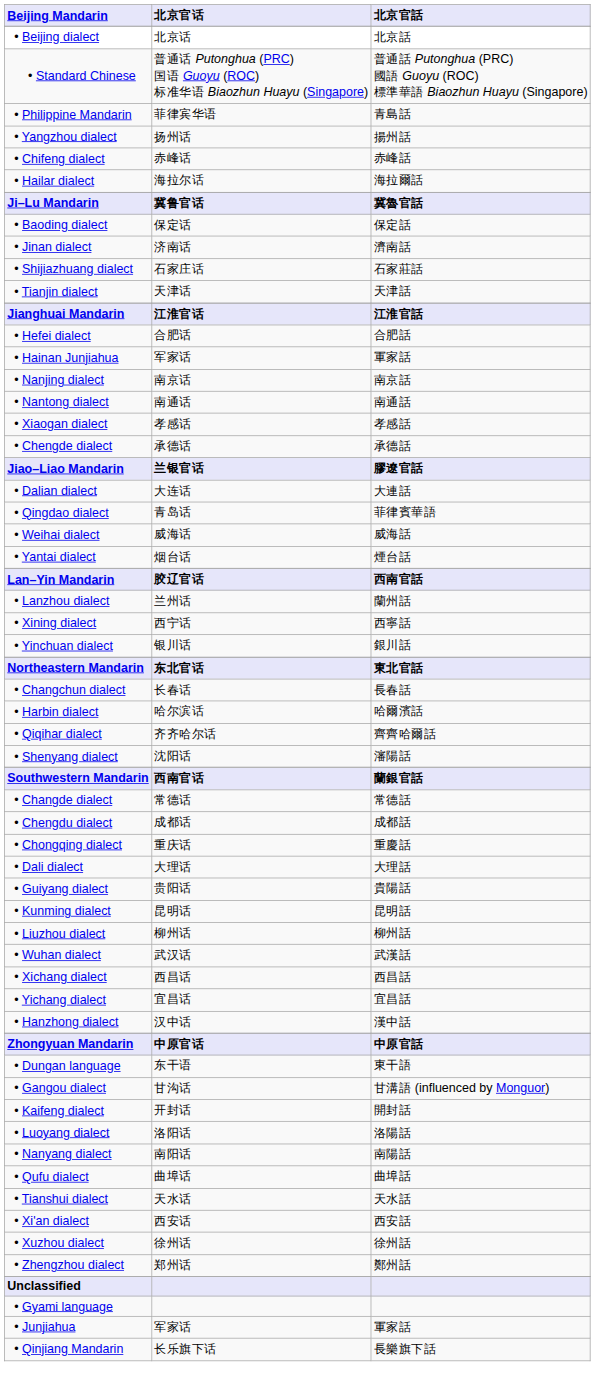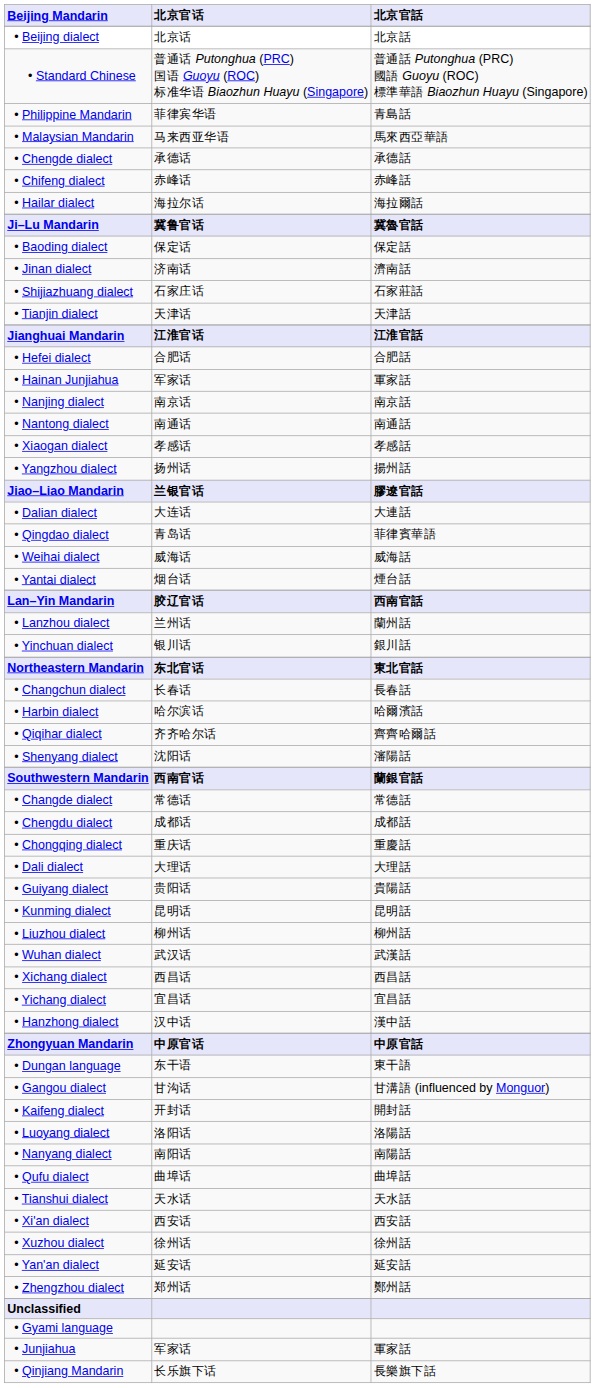+ row: (70, 136)
rows swapped: (60, 446) <-> (62, 136)
- row: (52, 623)
+ row: (53, 1265)
